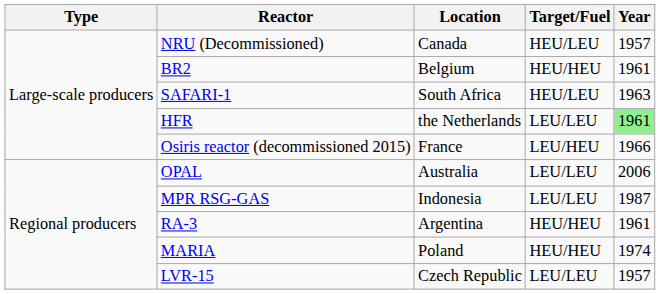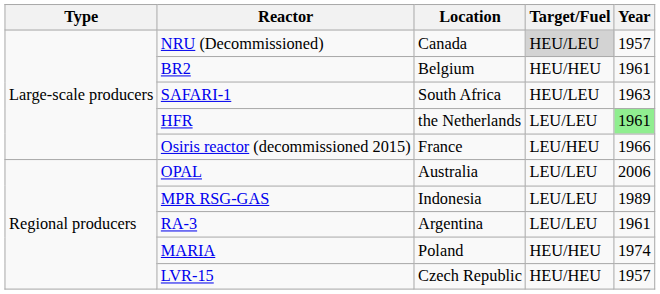(564, 43) no background -> (564, 43) lightgrey background
(634, 198) 1987 -> (634, 198) 1989
(565, 224) HEU/HEU -> (563, 224) LEU/LEU
(563, 276) LEU/LEU -> (565, 276) HEU/HEU
